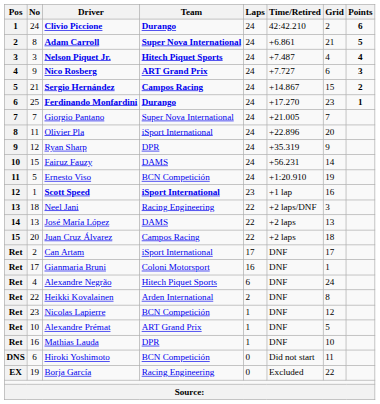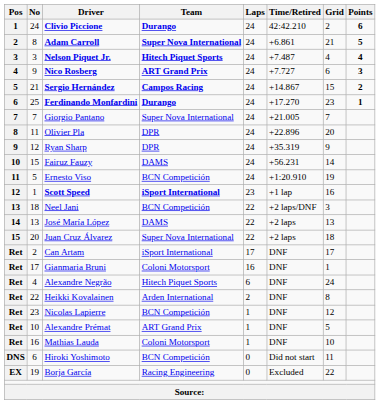(177, 131) iSport International -> (151, 131) DPR
(178, 207) Racing Engineering -> (176, 207) BCN Competición
(171, 237) Campos Racing -> (188, 237) Super Nova International
(151, 342) DPR -> (176, 342) Coloni Motorsport
